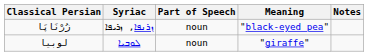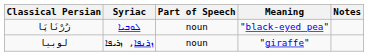(129, 27) ܙܪܢܦܐ, ܙܪܝܦܐ -> (129, 27) ܠܘܒܝܐ
(129, 43) ܠܘܒܝܐ -> (129, 43) ܙܪܢܦܐ, ܙܪܝܦܐ
